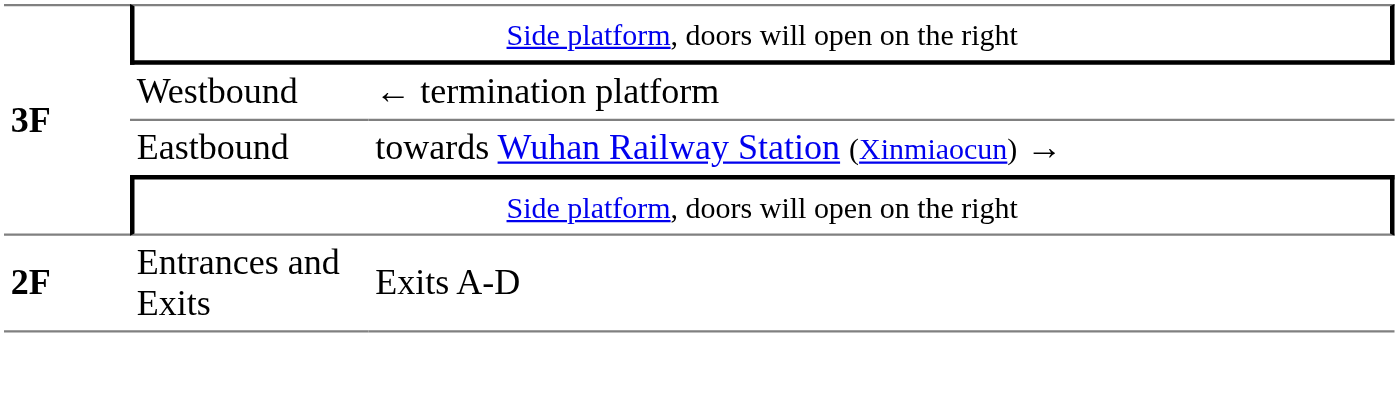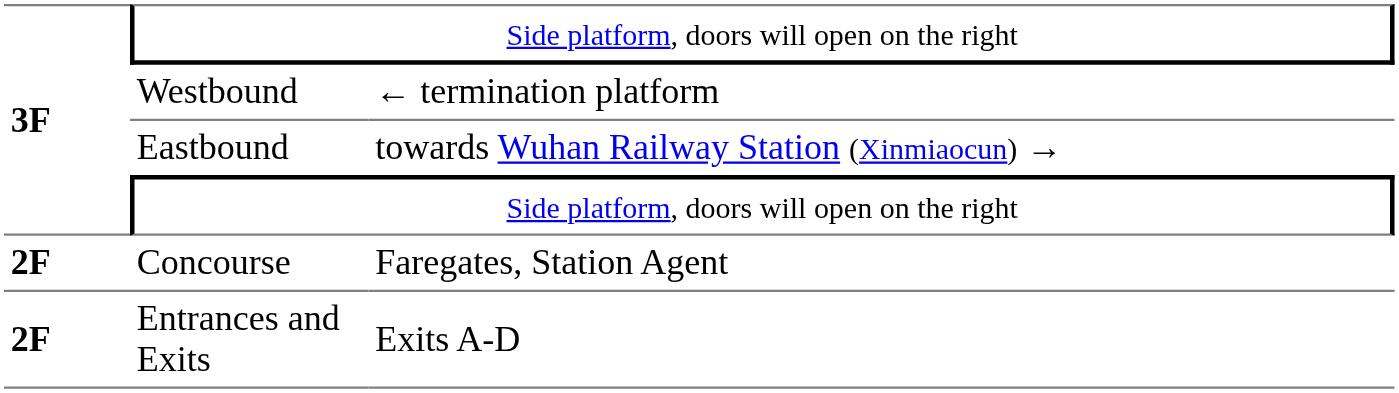+ row: (214, 262)
